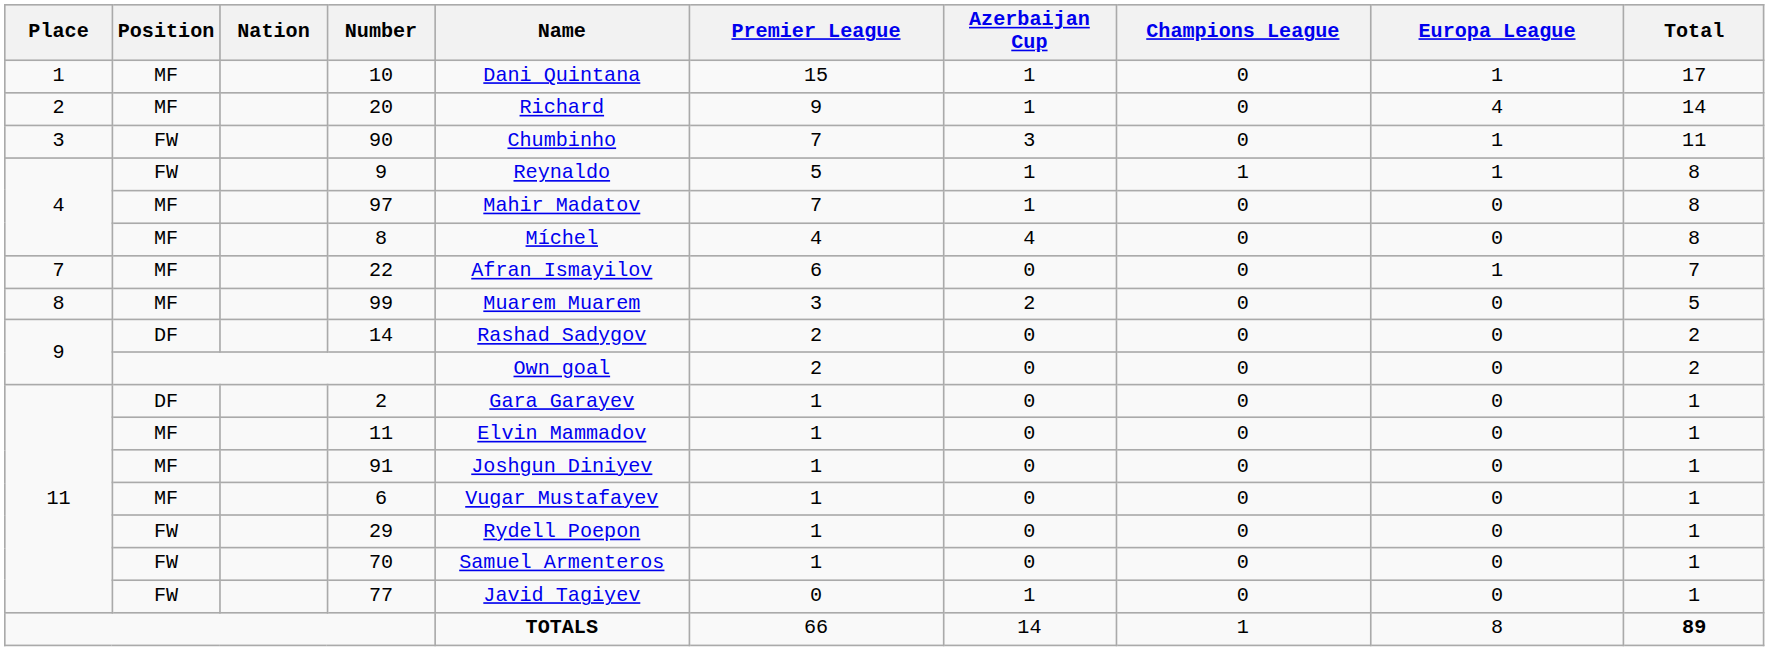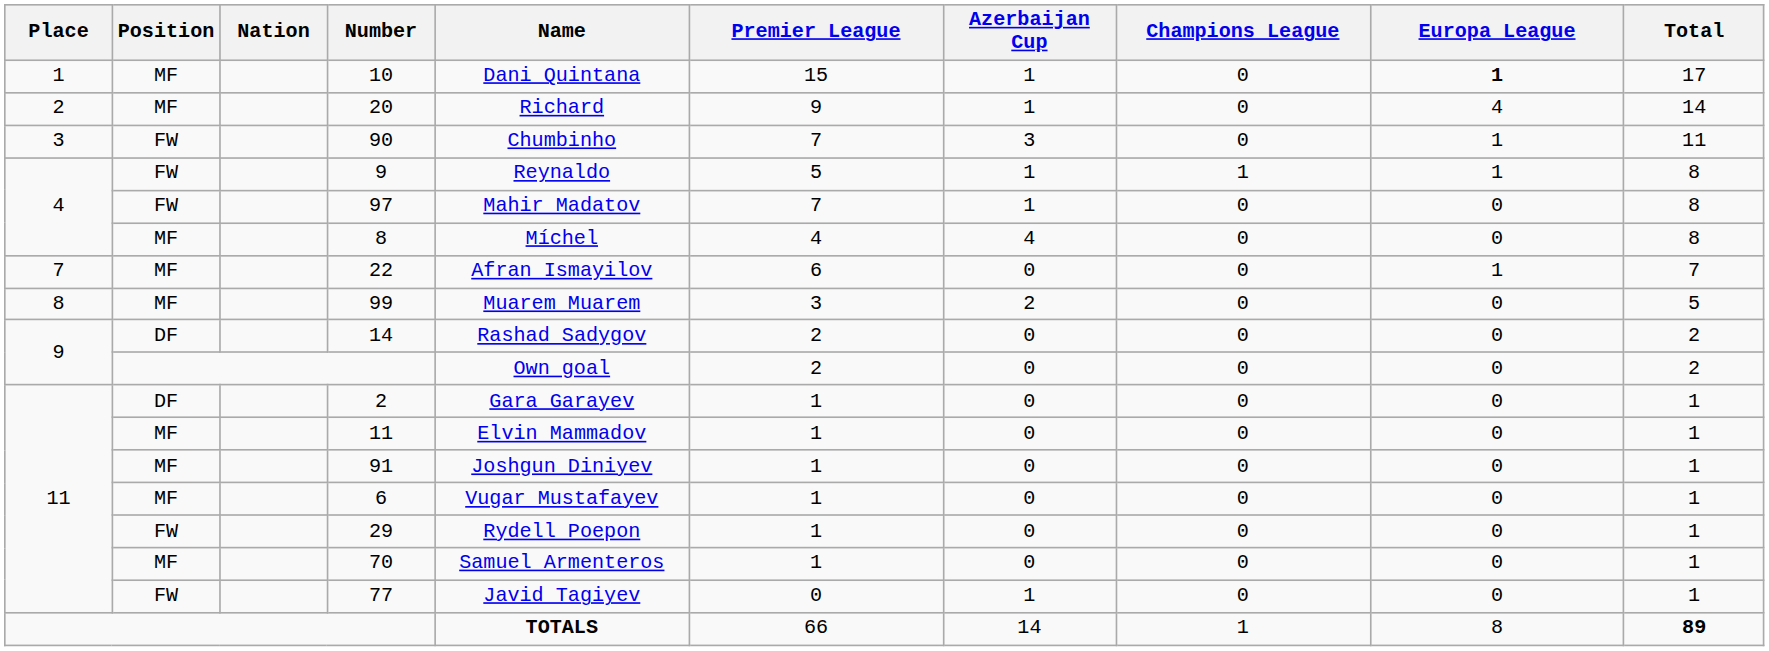(1497, 77) normal -> (1497, 77) bold
(166, 207) MF -> (166, 207) FW
(166, 564) FW -> (166, 564) MF
